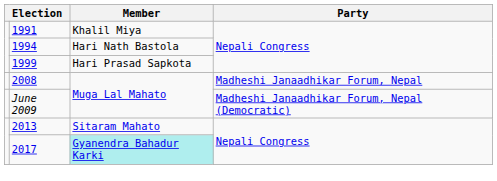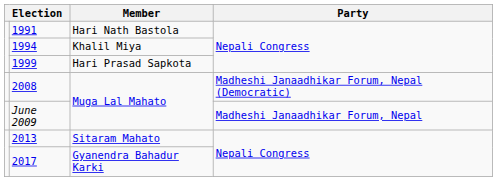(107, 30) Khalil Miya -> (126, 30) Hari Nath Bastola
(126, 47) Hari Nath Bastola -> (107, 47) Khalil Miya
(319, 81) Madheshi Janaadhikar Forum, Nepal -> (319, 87) Madheshi Janaadhikar Forum, Nepal (Democratic)
(319, 104) Madheshi Janaadhikar Forum, Nepal (Democratic) -> (319, 116) Madheshi Janaadhikar Forum, Nepal
(126, 150) paleturquoise background -> (126, 162) no background
